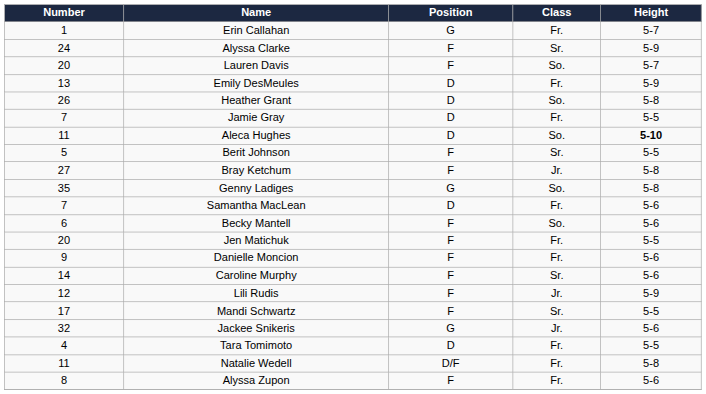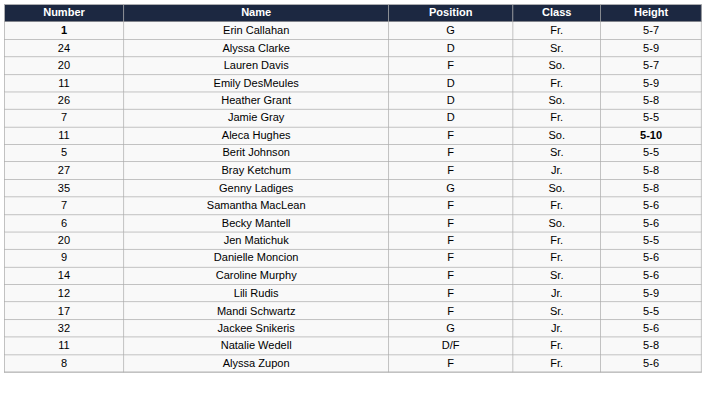(64, 30) normal -> (64, 30) bold
(451, 48) F -> (451, 48) D
(64, 83) 13 -> (64, 83) 11
(451, 135) D -> (451, 135) F
(451, 205) D -> (451, 205) F
- row: (256, 345)
